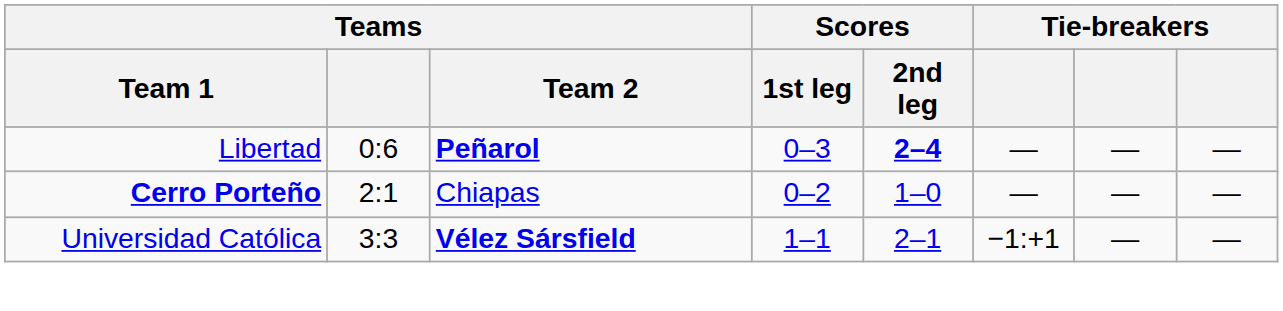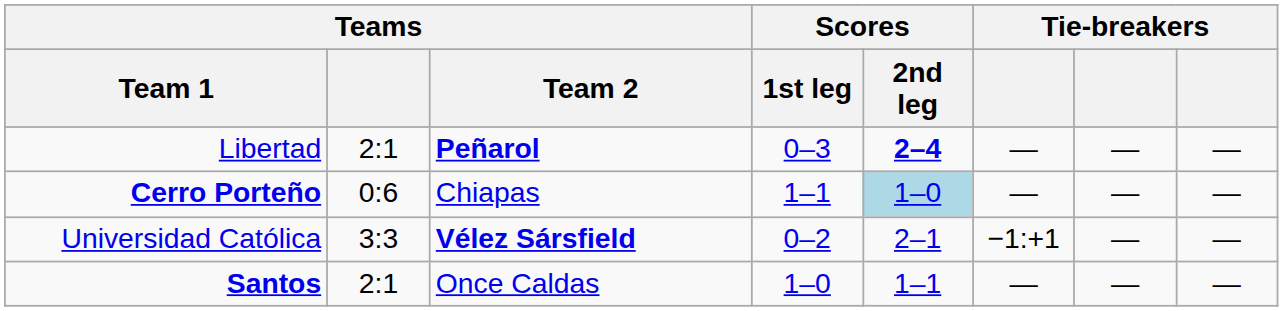(378, 148) 0:6 -> (378, 148) 2:1
(378, 193) 2:1 -> (378, 193) 0:6
(807, 193) 0–2 -> (807, 193) 1–1
(918, 193) no background -> (918, 193) lightblue background
(807, 238) 1–1 -> (807, 238) 0–2
+ row: (274, 283)
